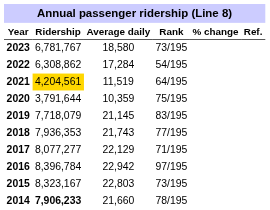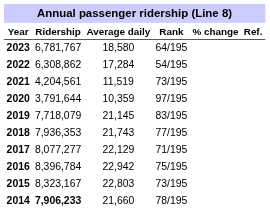(171, 48) 73/195 -> (171, 48) 64/195
(58, 82) gold background -> (58, 82) no background
(171, 82) 64/195 -> (171, 82) 73/195
(171, 99) 75/195 -> (171, 99) 97/195
(171, 166) 97/195 -> (171, 166) 75/195
